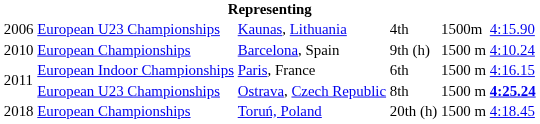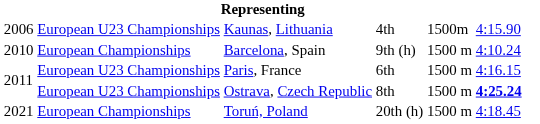(136, 70) European Indoor Championships -> (129, 70) European U23 Championships
(19, 111) 2018 -> (19, 111) 2021
